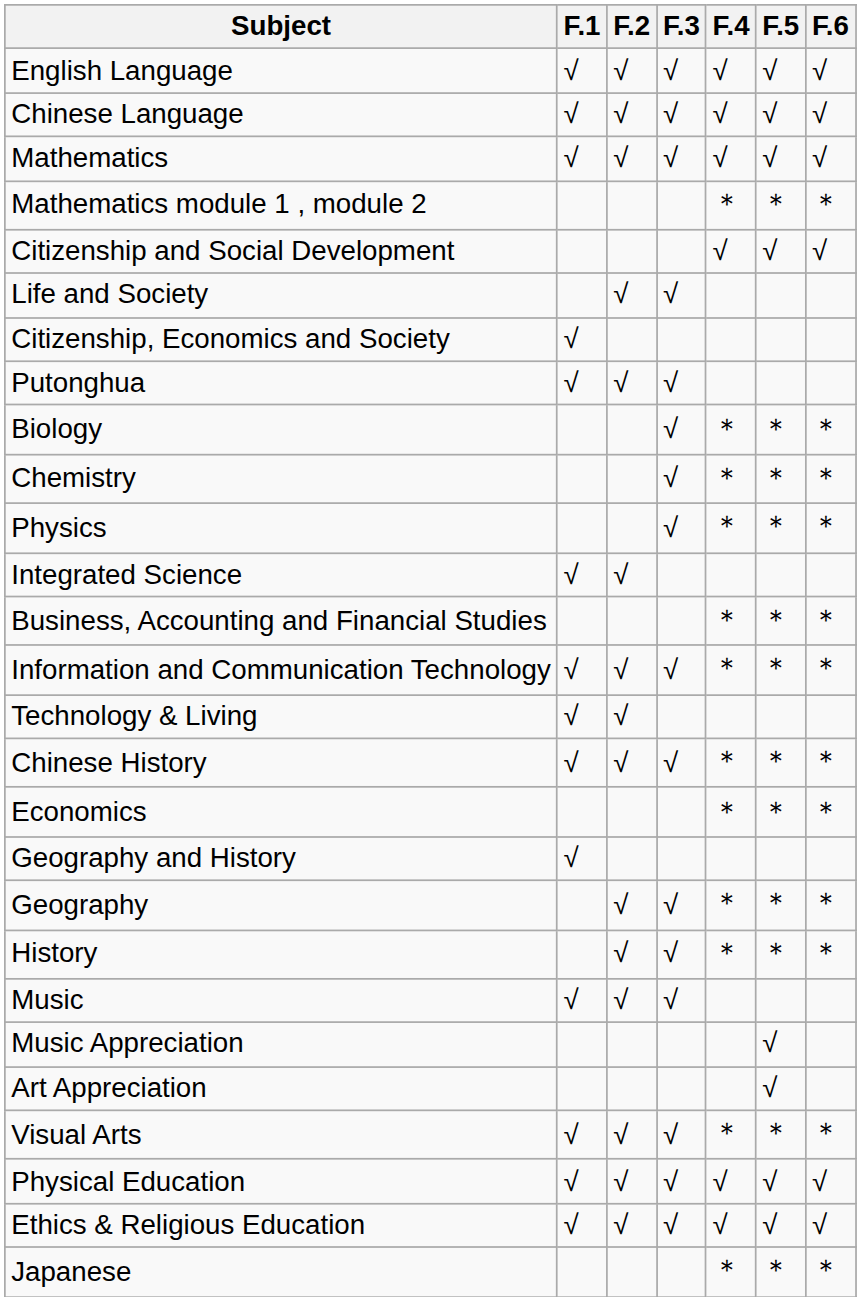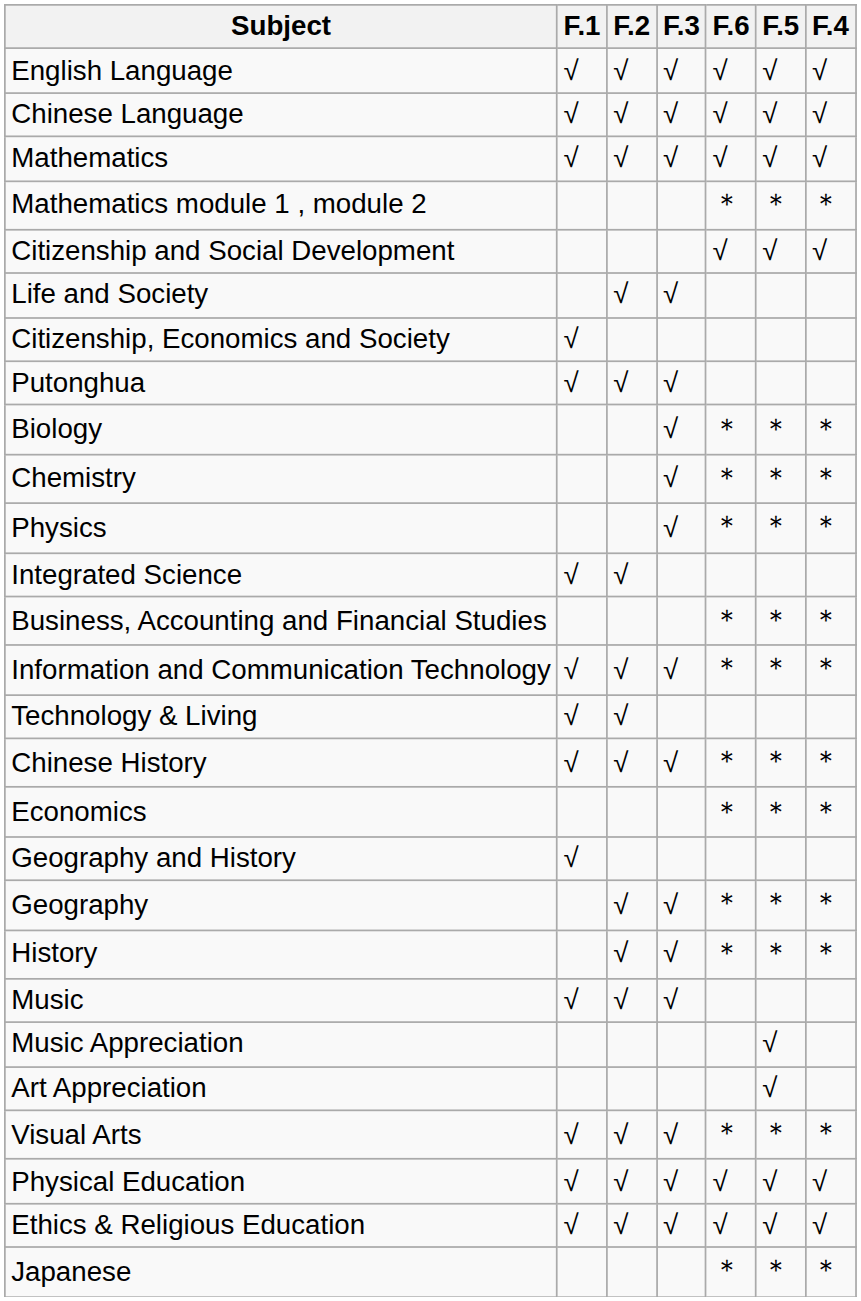columns swapped: (731, 26) <-> (830, 26)
